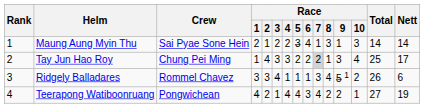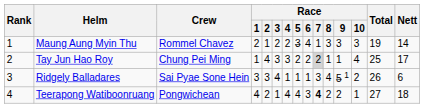(204, 44) Sai Pyae Sone Hein -> (196, 44) Rommel Chavez
(339, 44) 1 -> (339, 44) 3
(375, 44) 14 -> (375, 44) 19
(339, 60) 3 -> (339, 60) 1
(196, 77) Rommel Chavez -> (204, 77) Sai Pyae Sone Hein
(318, 95) normal -> (318, 95) bold
(403, 95) 19 -> (403, 95) 18
